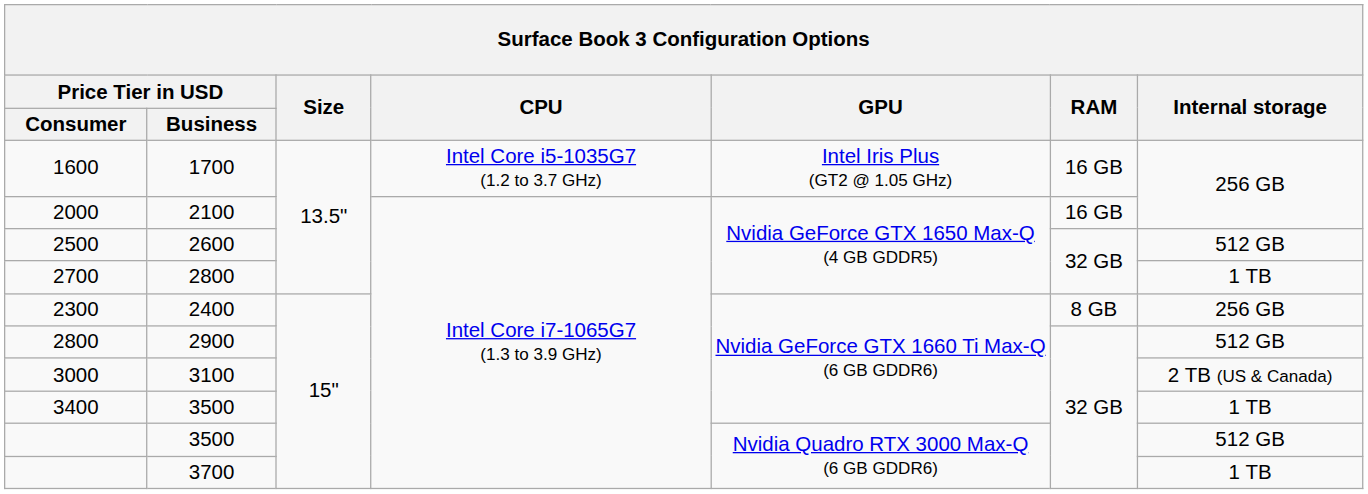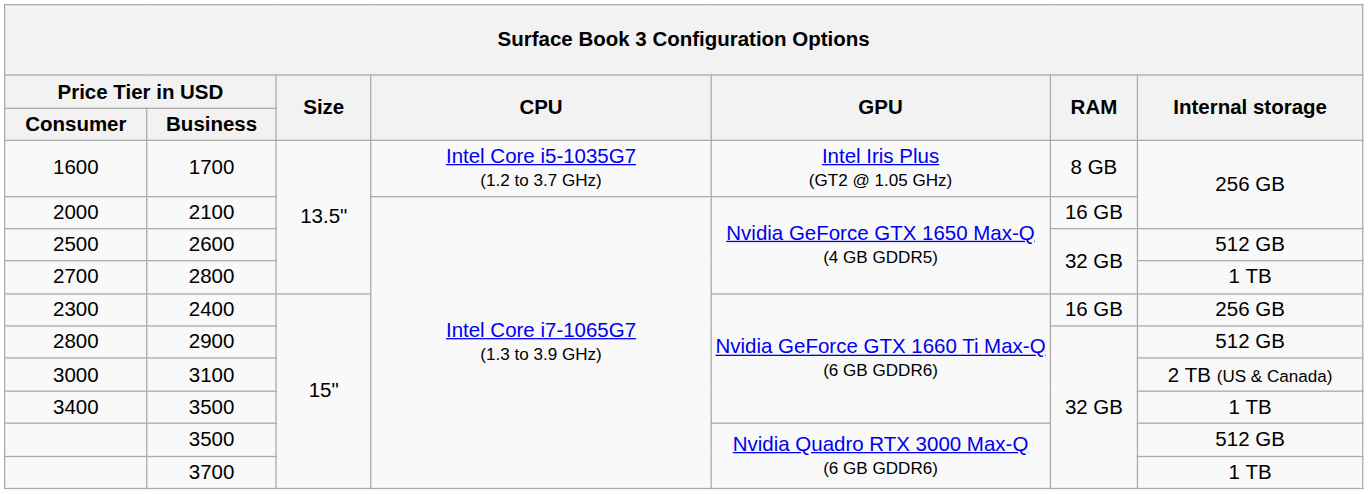(1094, 168) 16 GB -> (1094, 168) 8 GB
(1094, 309) 8 GB -> (1094, 309) 16 GB
